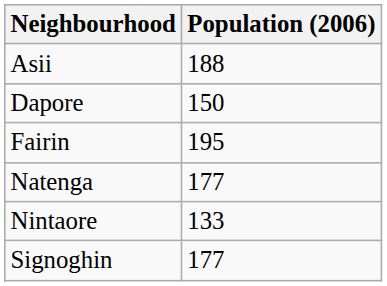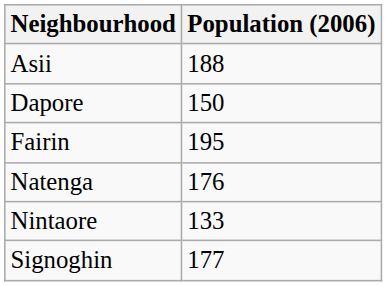(206, 181) 177 -> (206, 181) 176
